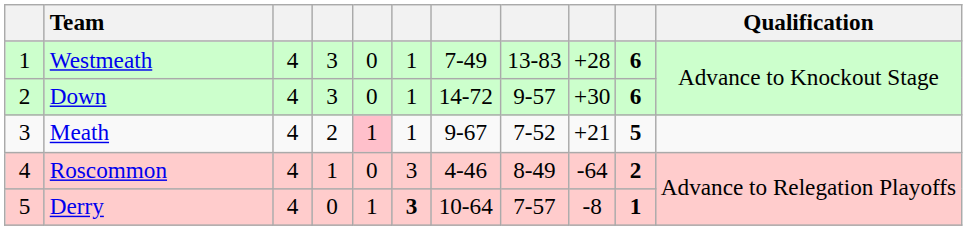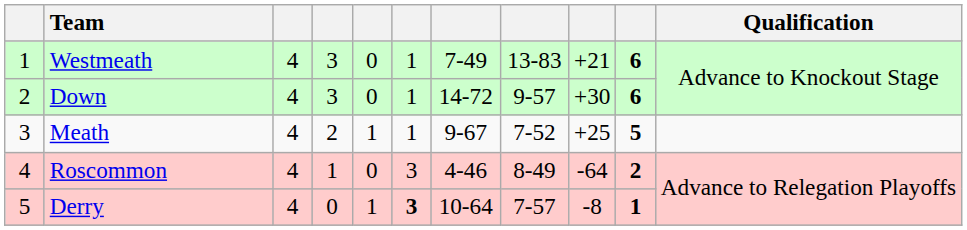(592, 59) +28 -> (592, 59) +21
(372, 133) pink background -> (372, 133) no background
(592, 133) +21 -> (592, 133) +25
